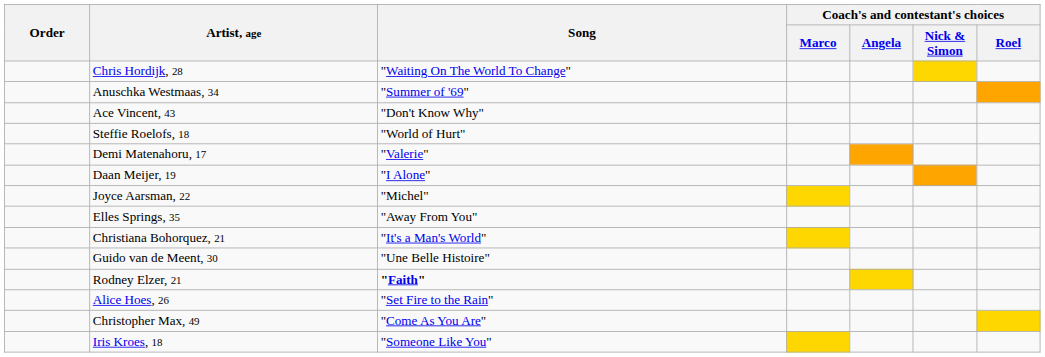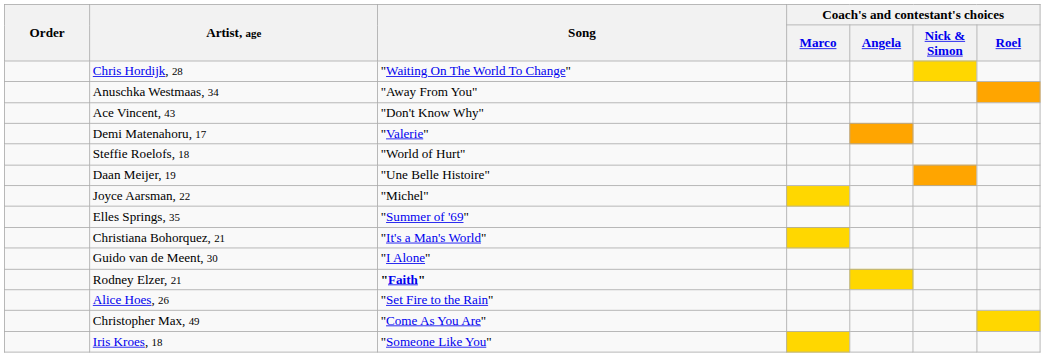(425, 92) "Summer of '69" -> (429, 92) "Away From You"
rows swapped: (149, 154) <-> (141, 133)
(406, 175) "I Alone" -> (435, 175) "Une Belle Histoire"
(429, 216) "Away From You" -> (425, 216) "Summer of '69"
(435, 258) "Une Belle Histoire" -> (406, 258) "I Alone"
